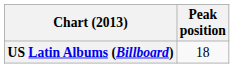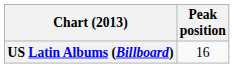(203, 52) 18 -> (203, 52) 16
